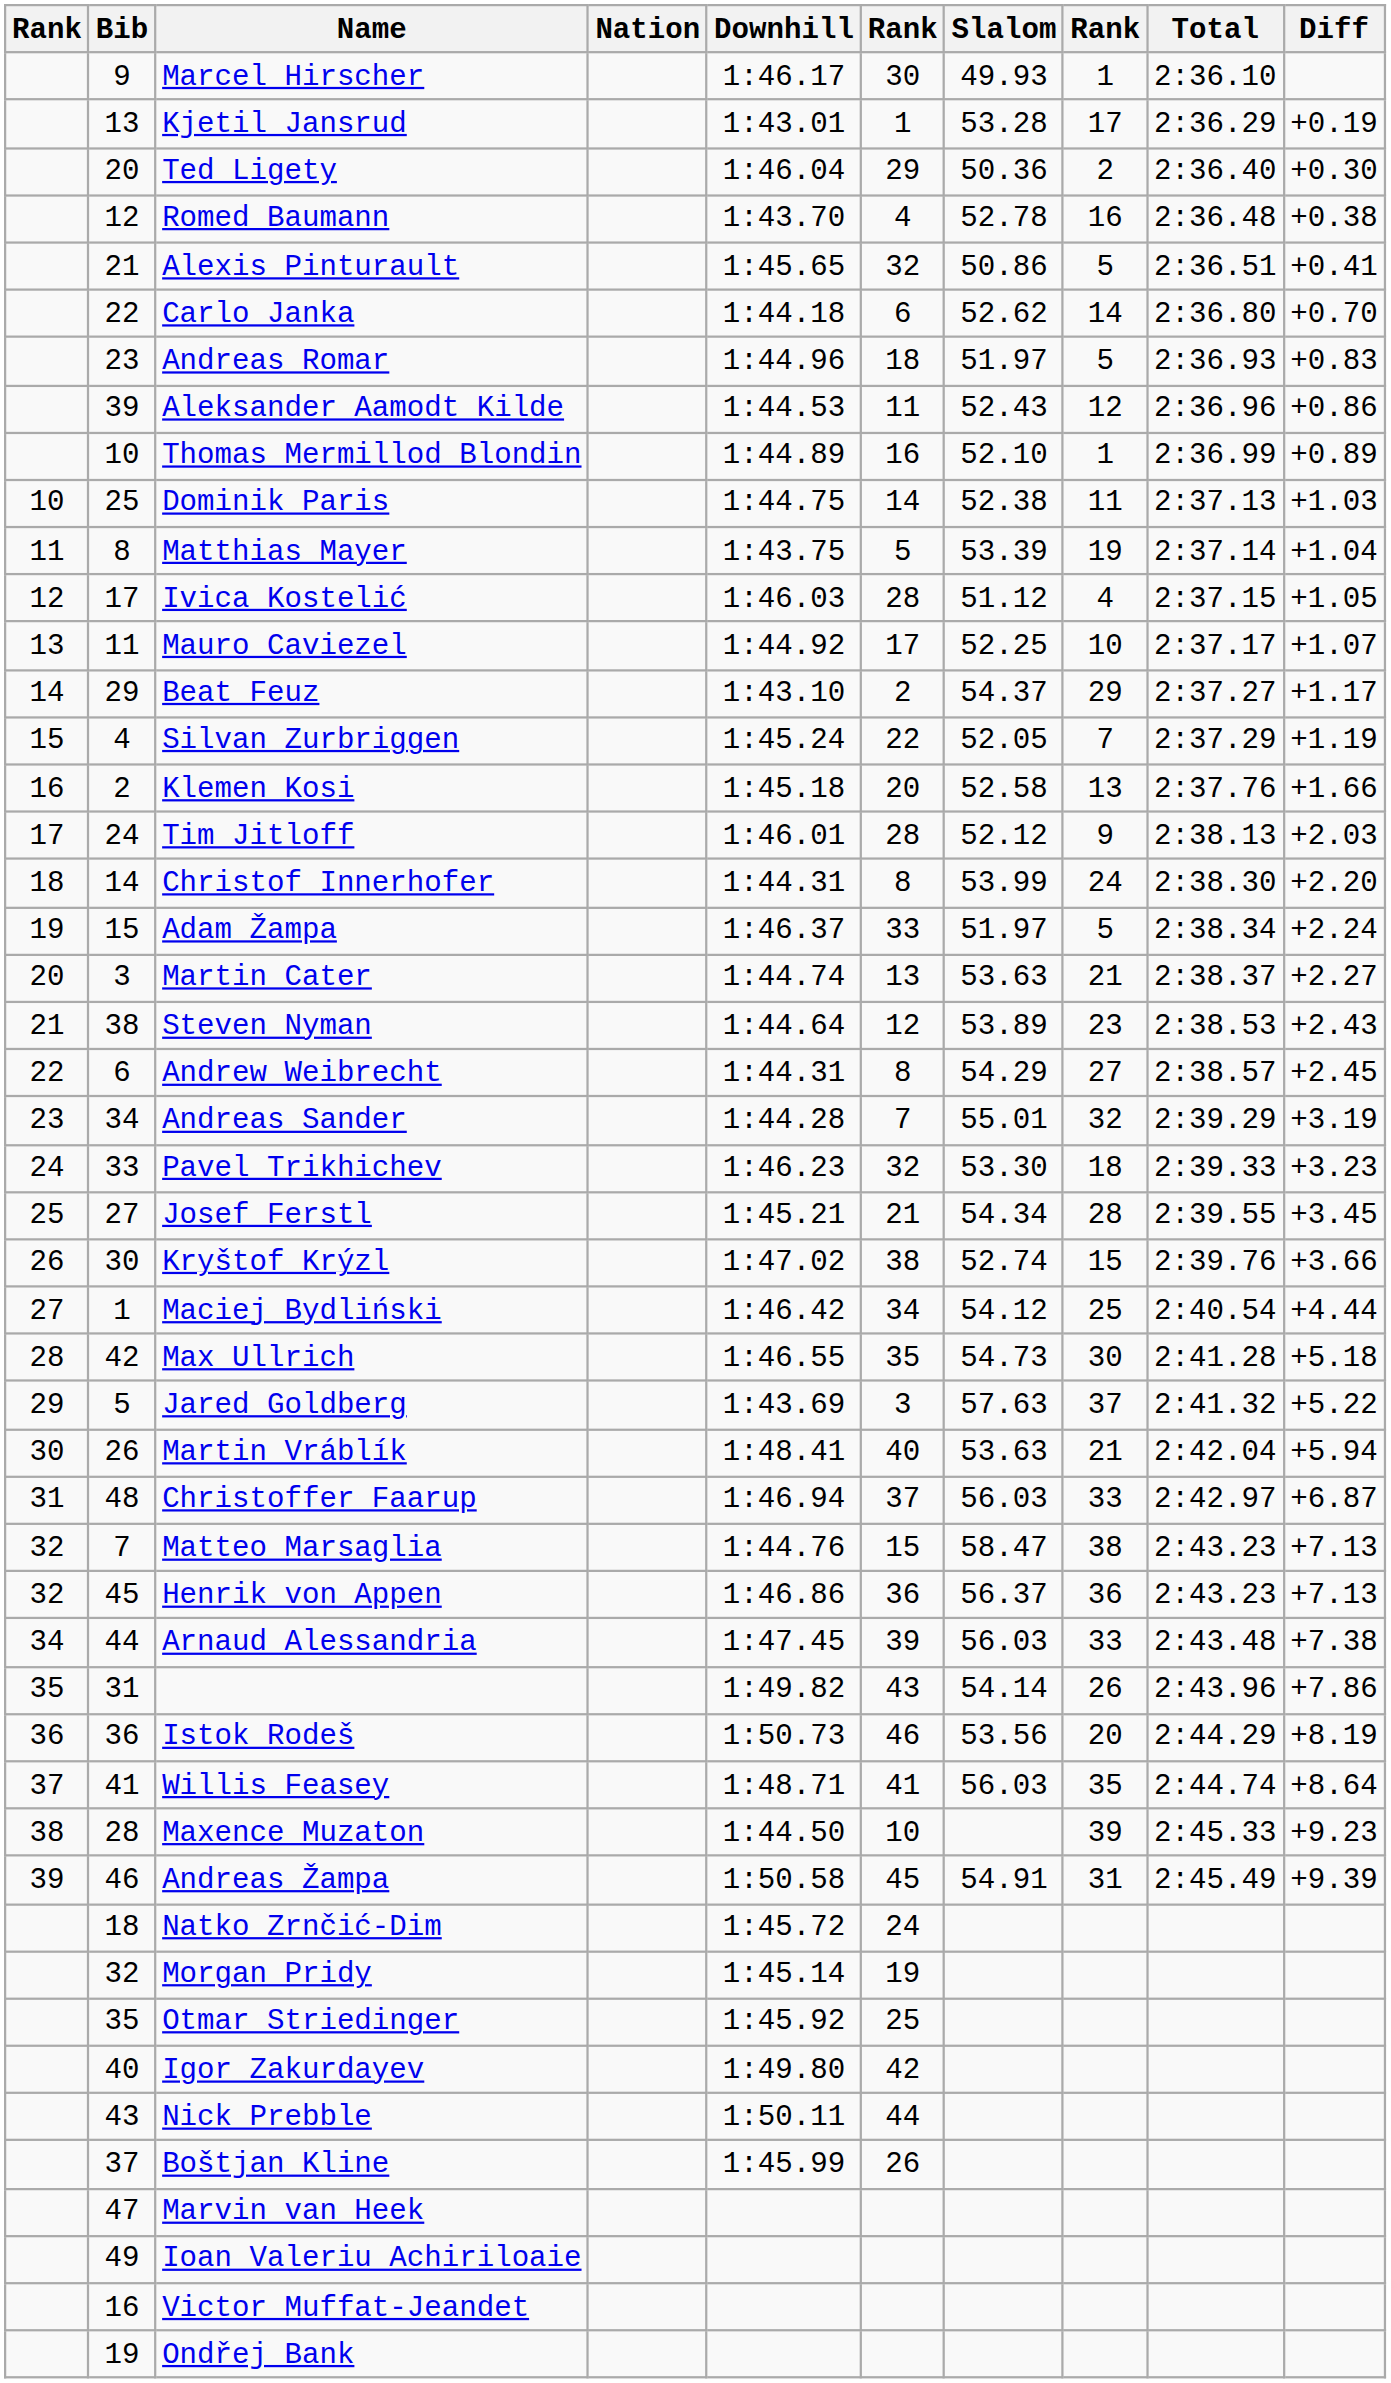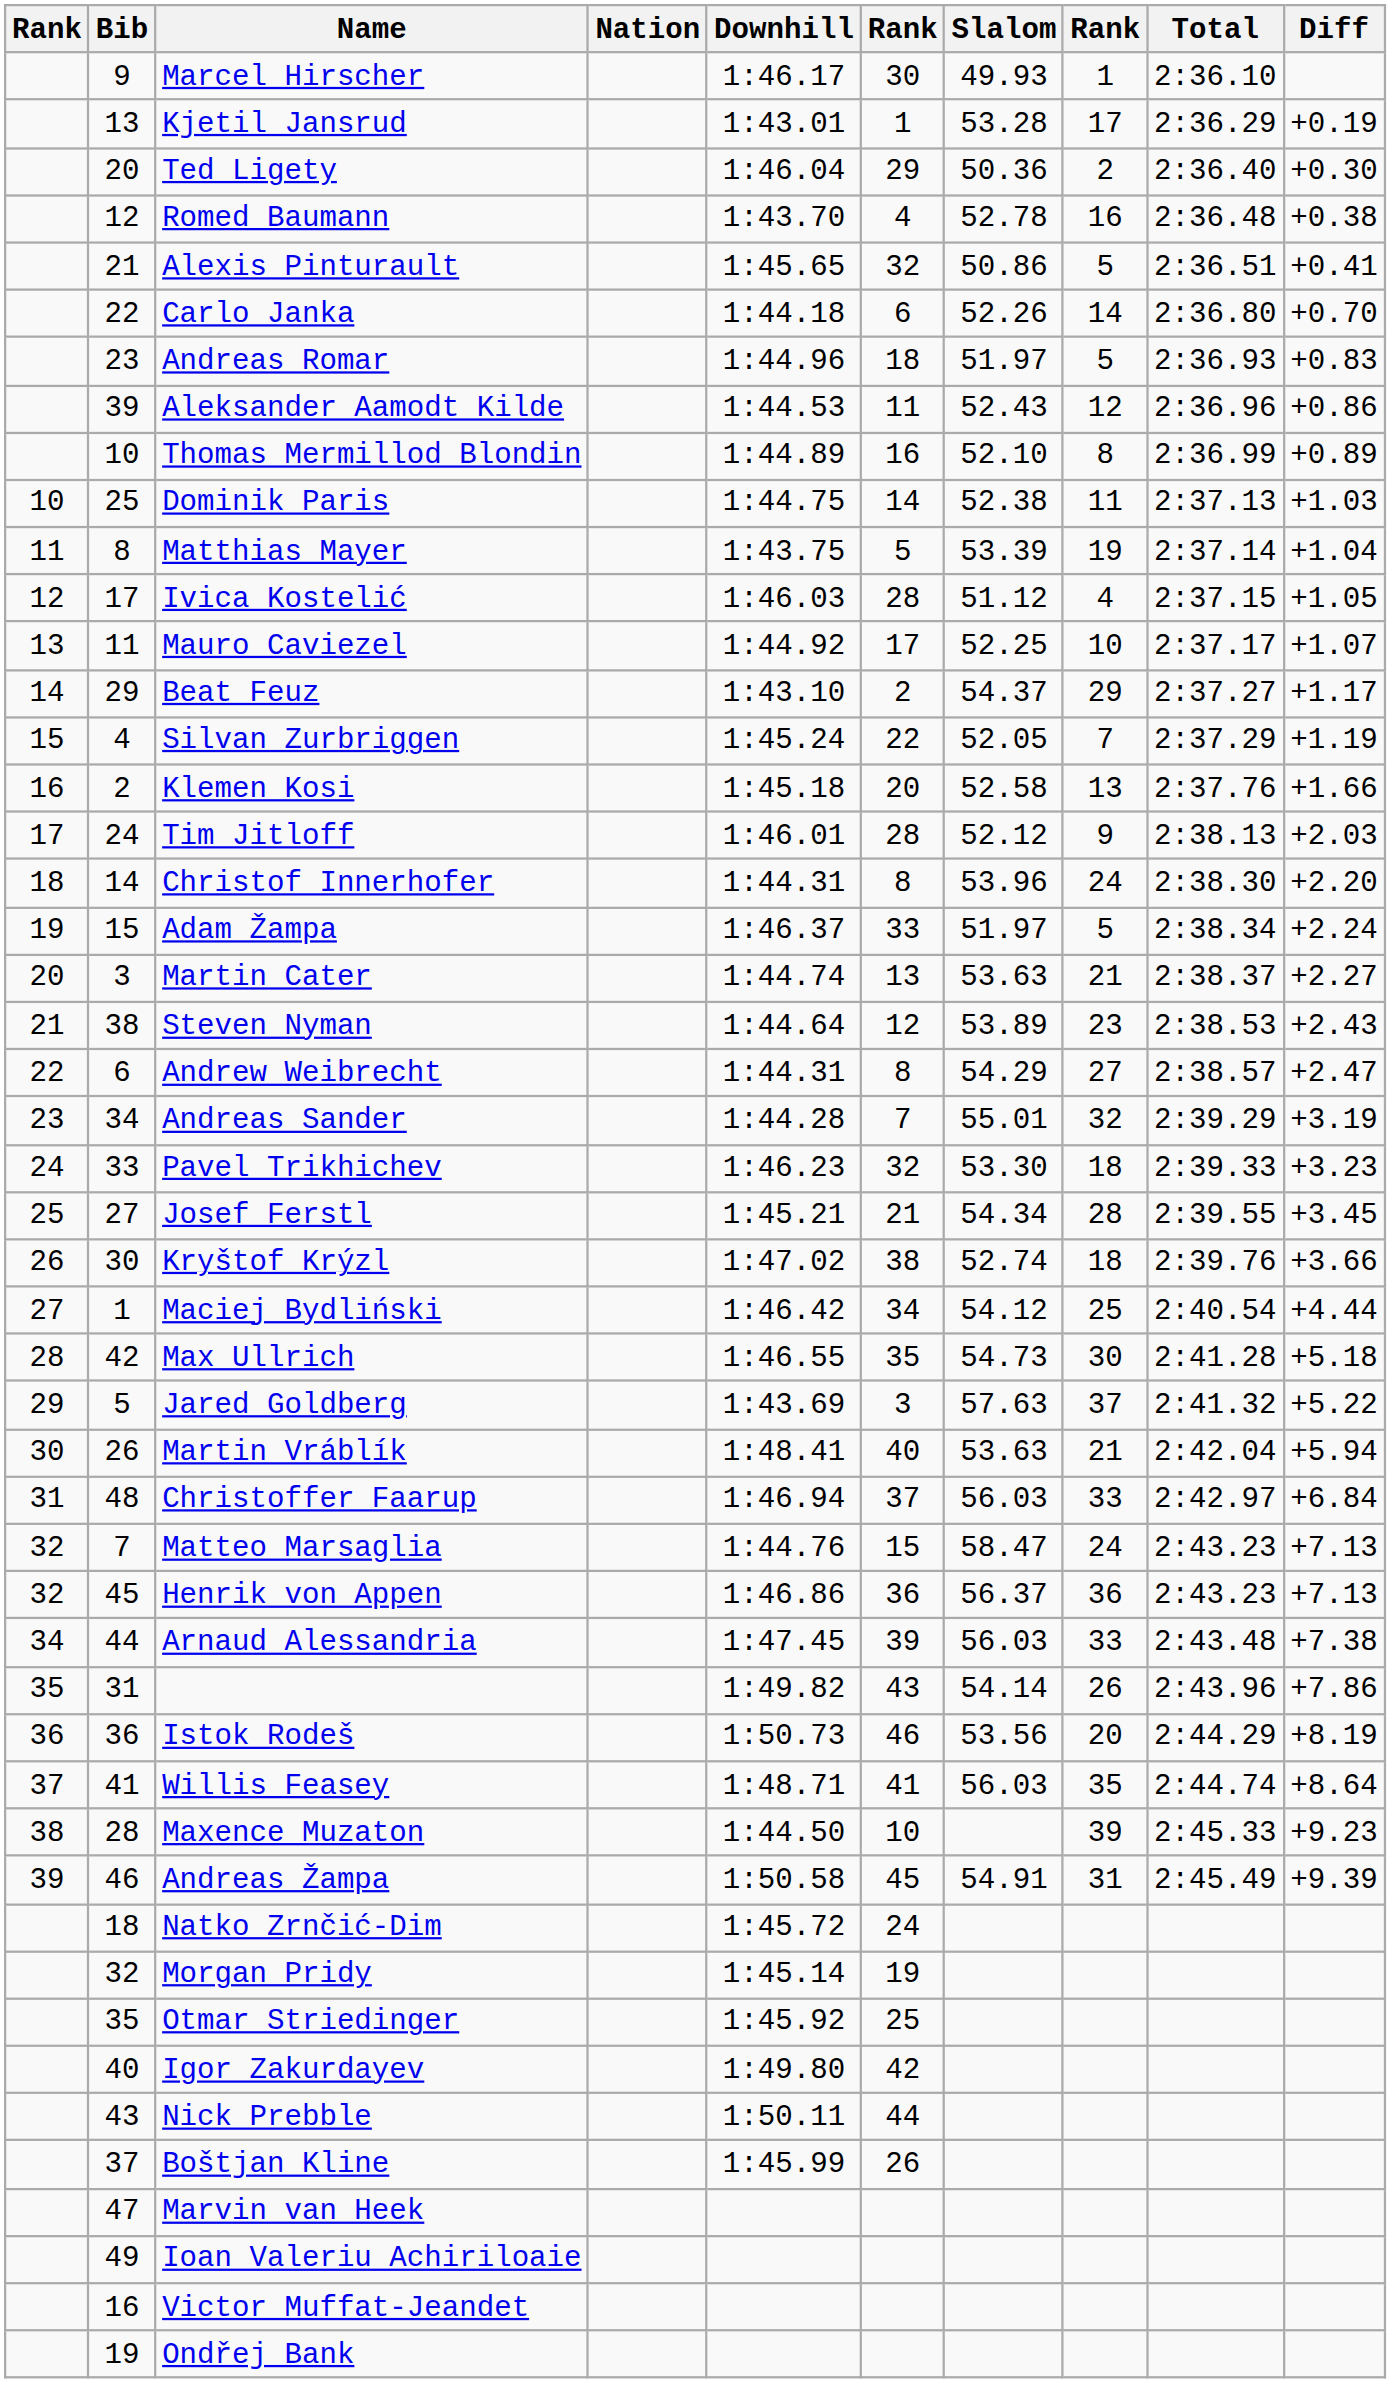(1004, 314) 52.62 -> (1004, 314) 52.26
(1105, 456) 1 -> (1105, 456) 8
(1004, 883) 53.99 -> (1004, 883) 53.96
(1334, 1073) +2.45 -> (1334, 1073) +2.47
(1105, 1263) 15 -> (1105, 1263) 18
(1334, 1500) +6.87 -> (1334, 1500) +6.84
(1105, 1548) 38 -> (1105, 1548) 24
